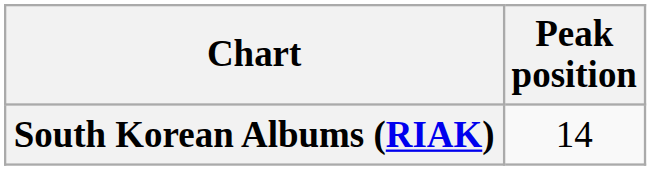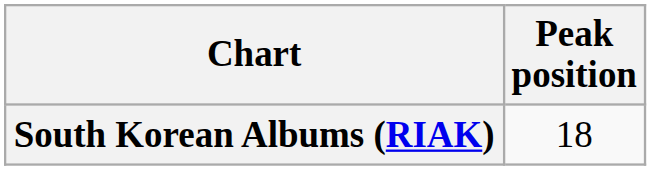(574, 134) 14 -> (574, 134) 18
